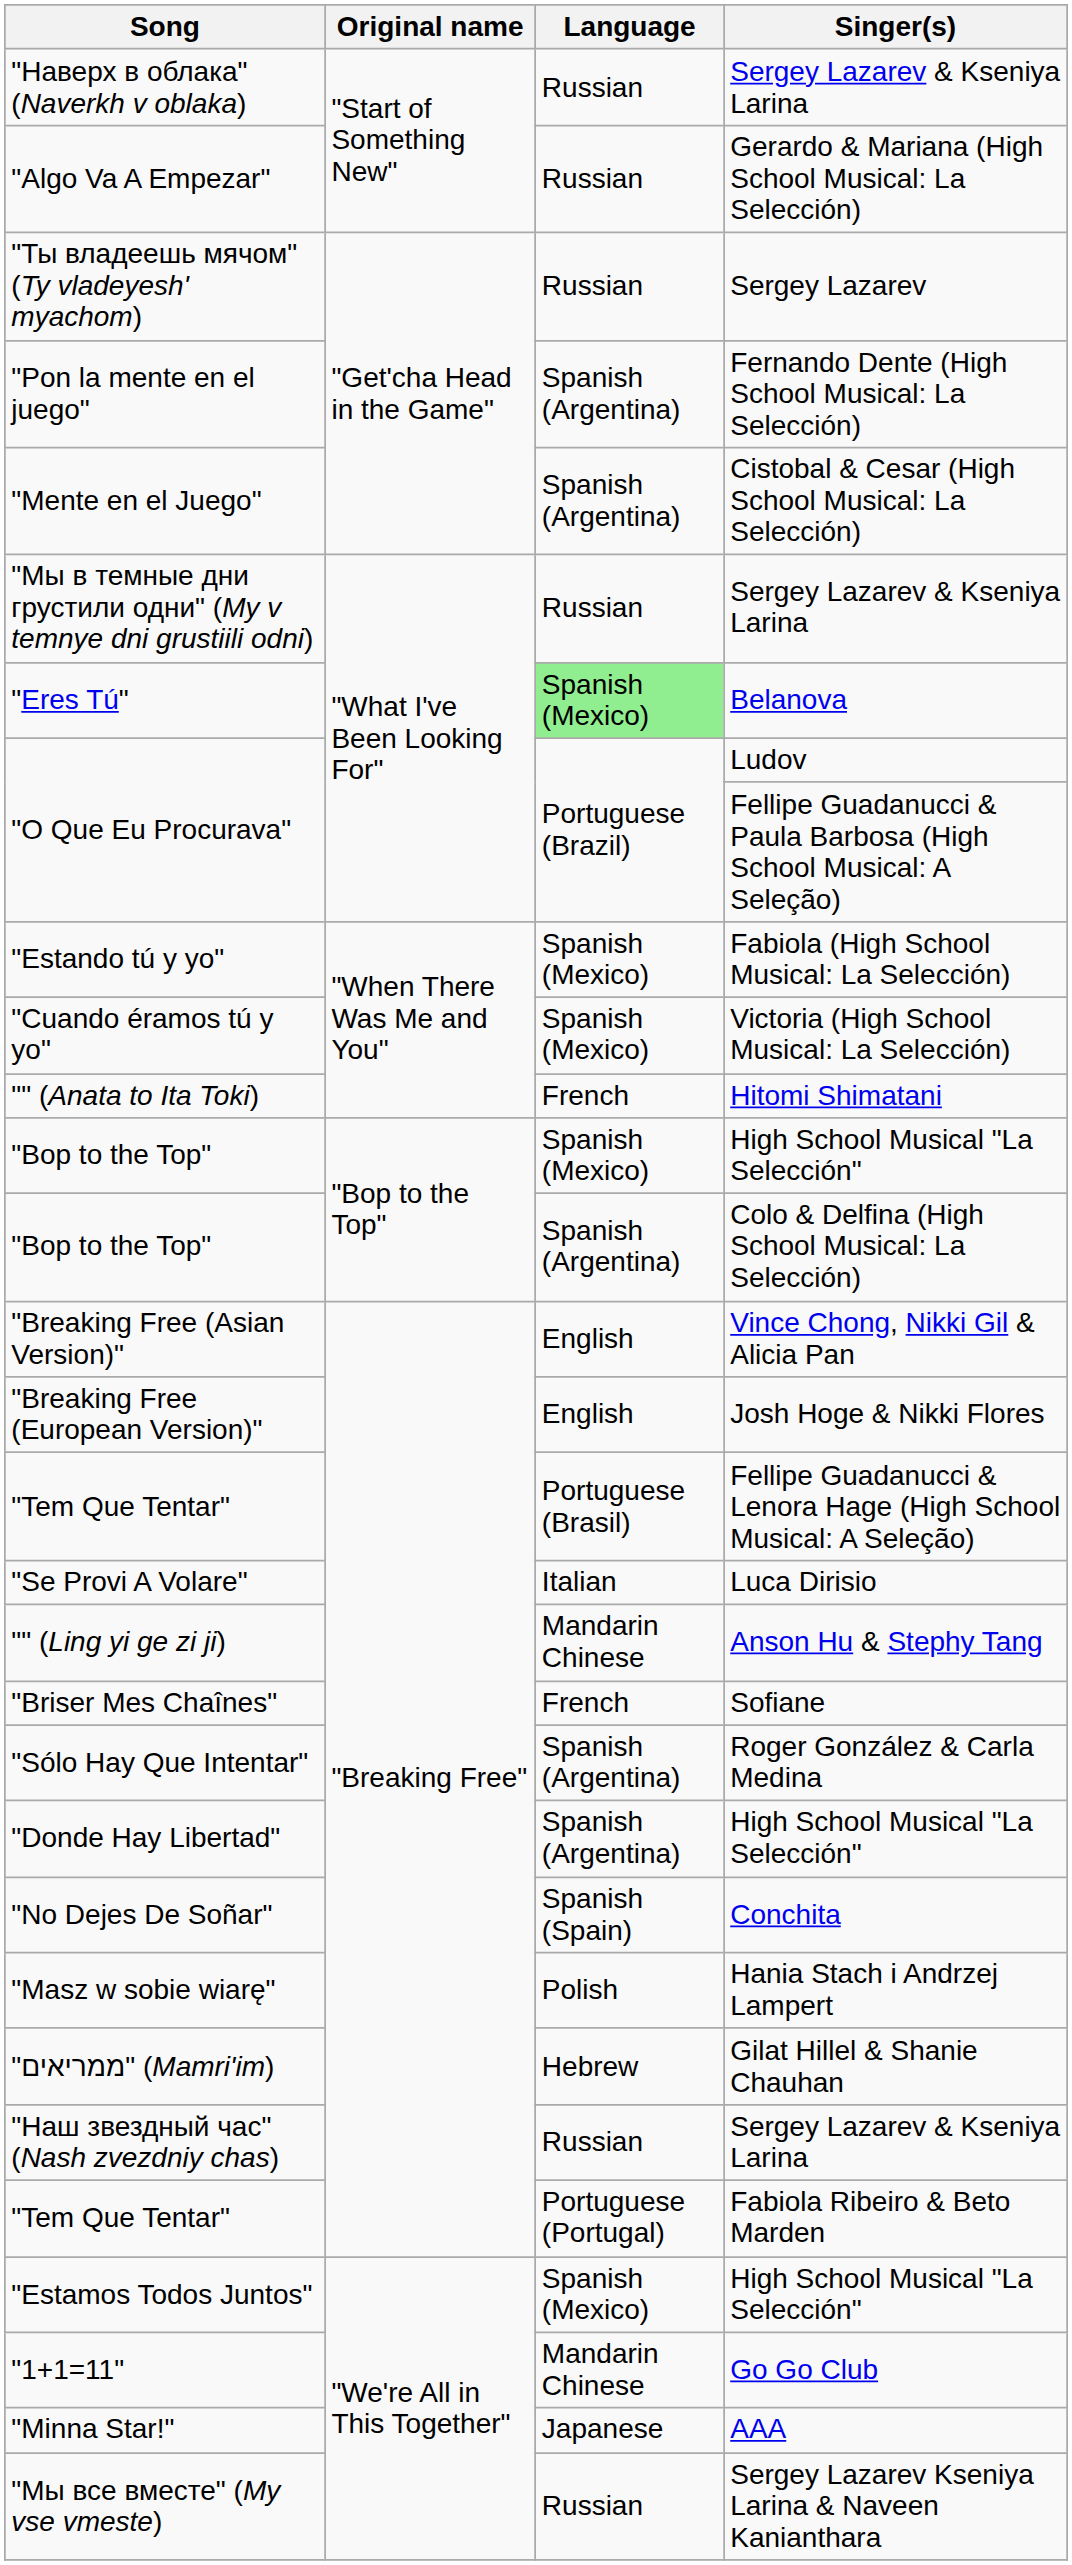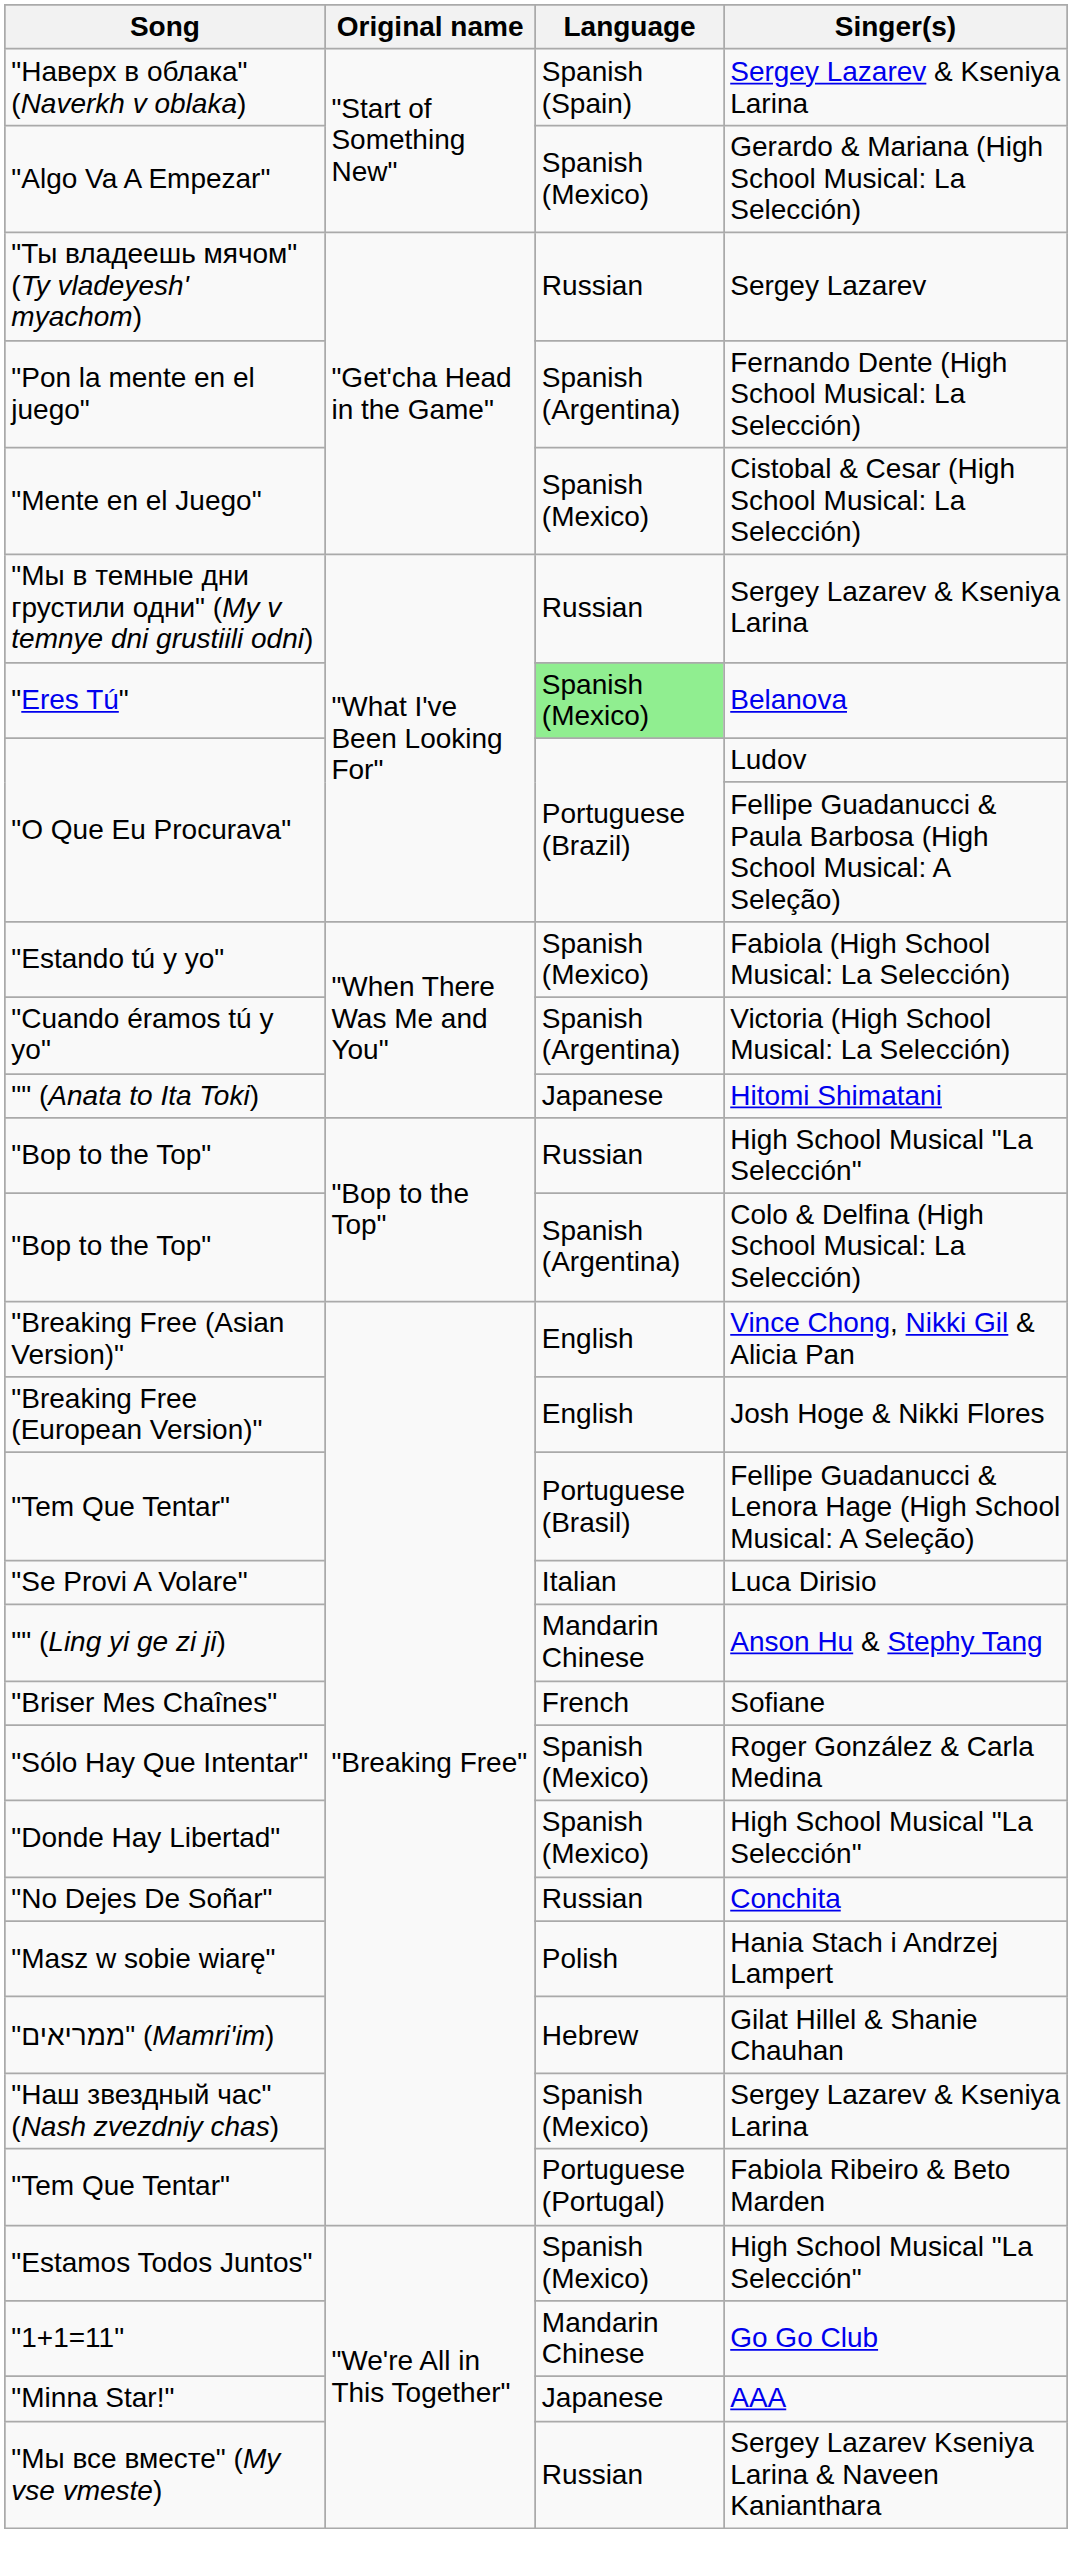(592, 86) Russian -> (592, 86) Spanish (Spain)
(592, 178) Russian -> (596, 178) Spanish (Mexico)
(611, 500) Spanish (Argentina) -> (596, 500) Spanish (Mexico)
(596, 1034) Spanish (Mexico) -> (611, 1034) Spanish (Argentina)
(585, 1095) French -> (603, 1095) Japanese
(596, 1155) Spanish (Mexico) -> (592, 1155) Russian
(611, 1762) Spanish (Argentina) -> (596, 1762) Spanish (Mexico)
(611, 1838) Spanish (Argentina) -> (596, 1838) Spanish (Mexico)
(592, 1914) Spanish (Spain) -> (592, 1898) Russian
(592, 2142) Russian -> (596, 2110) Spanish (Mexico)
